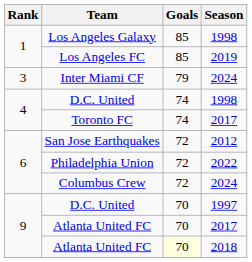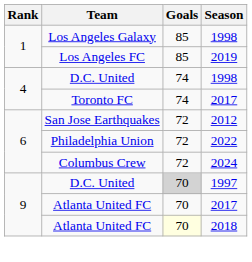- row: (102, 78)
(182, 204) no background -> (182, 183) lightgrey background
